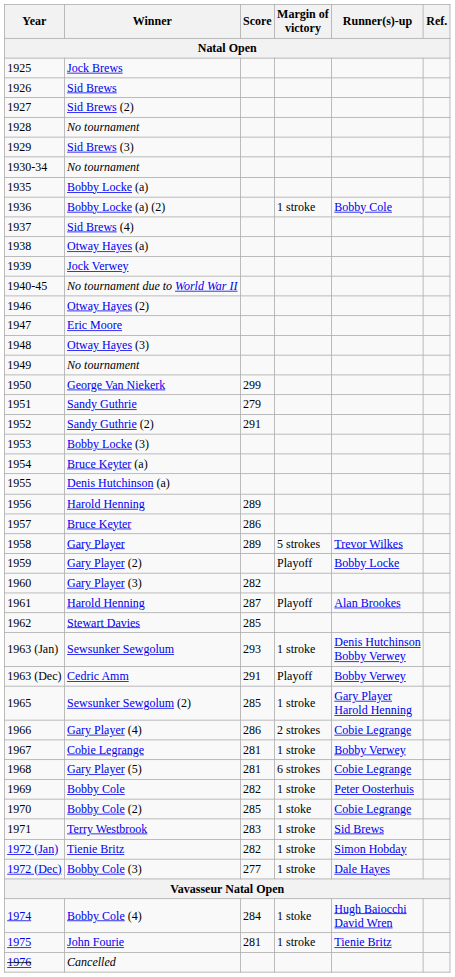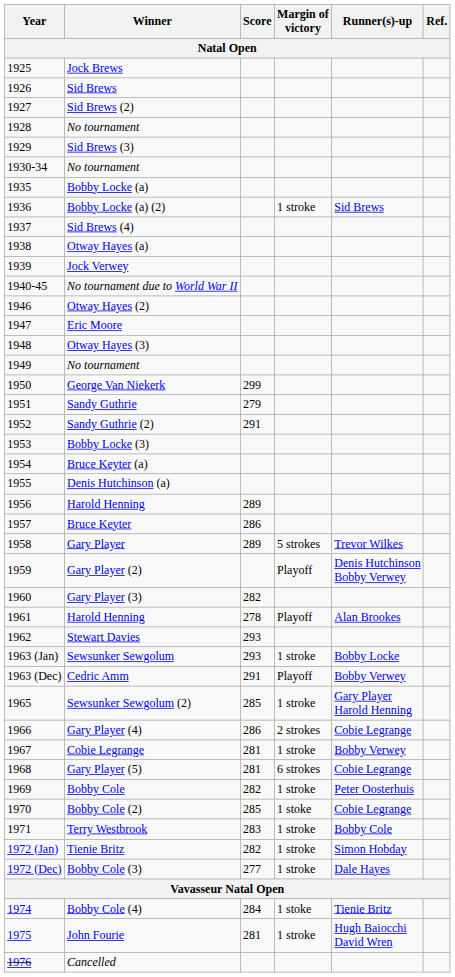(363, 207) Bobby Cole -> (359, 207) Sid Brews
(367, 563) Bobby Locke -> (378, 570) Denis Hutchinson Bobby Verwey
(252, 602) 287 -> (252, 617) 278
(252, 622) 285 -> (252, 637) 293
(378, 649) Denis Hutchinson Bobby Verwey -> (367, 656) Bobby Locke
(359, 829) Sid Brews -> (363, 829) Bobby Cole
(370, 915) Hugh Baiocchi David Wren -> (363, 908) Tienie Britz
(363, 942) Tienie Britz -> (370, 935) Hugh Baiocchi David Wren
